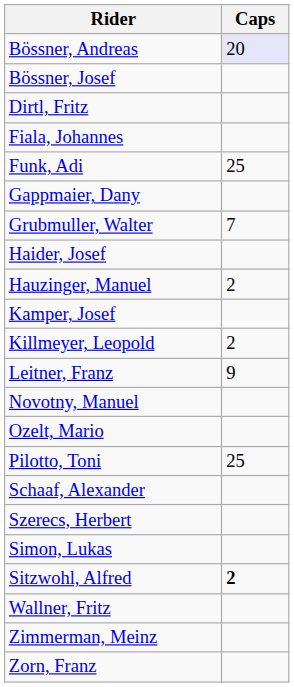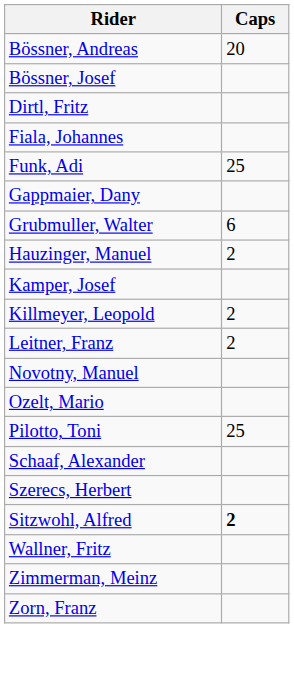(235, 48) lavender background -> (235, 48) no background
(231, 225) 7 -> (231, 225) 6
- row: (57, 254)
(231, 372) 9 -> (231, 343) 2
- row: (60, 549)
